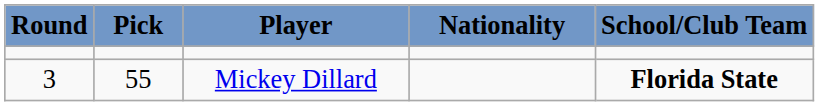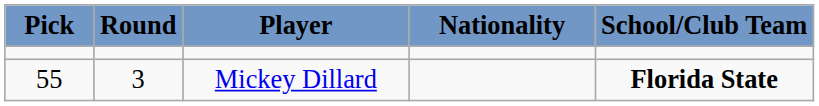columns swapped: (49, 25) <-> (138, 25)
